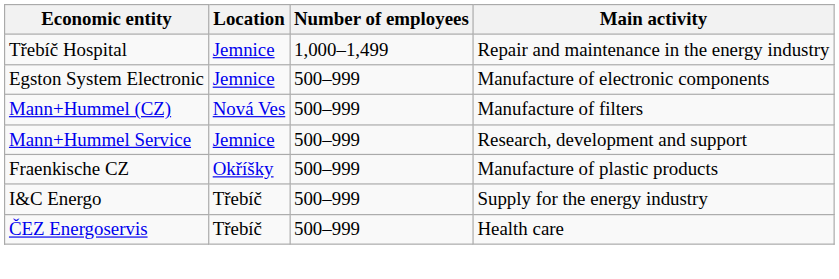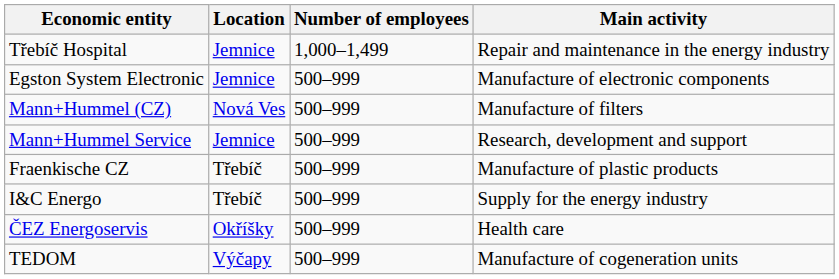(243, 169) Okříšky -> (237, 169) Třebíč
(237, 229) Třebíč -> (243, 229) Okříšky
+ row: (43, 259)
